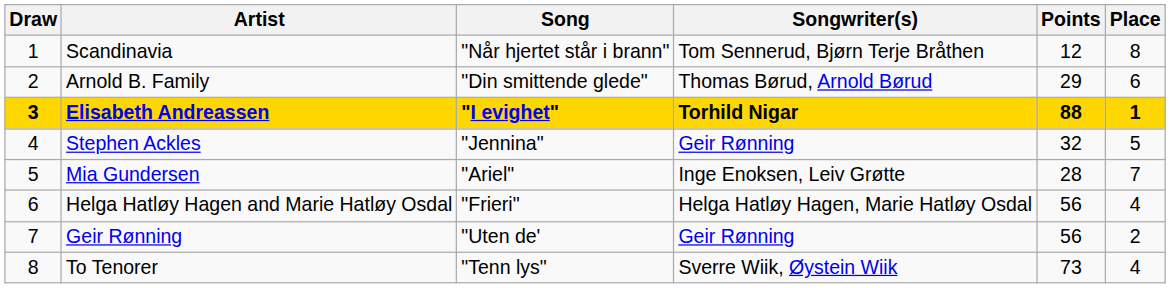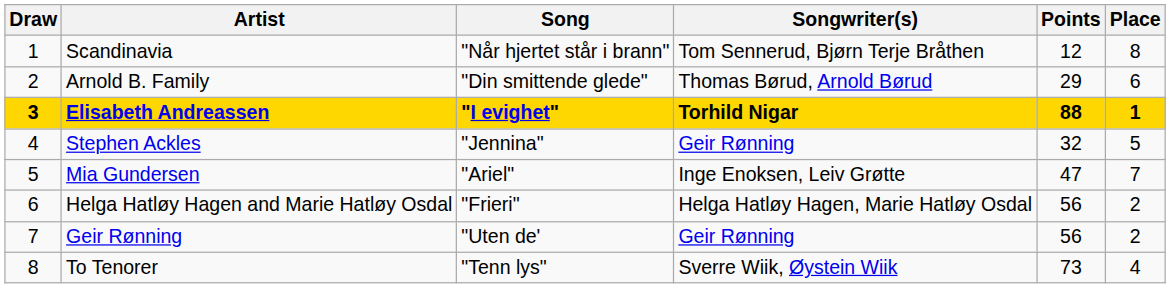(1071, 174) 28 -> (1071, 174) 47
(1135, 205) 4 -> (1135, 205) 2
